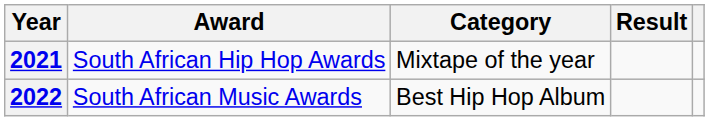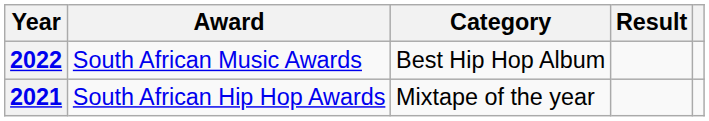rows swapped: (36, 60) <-> (36, 97)
